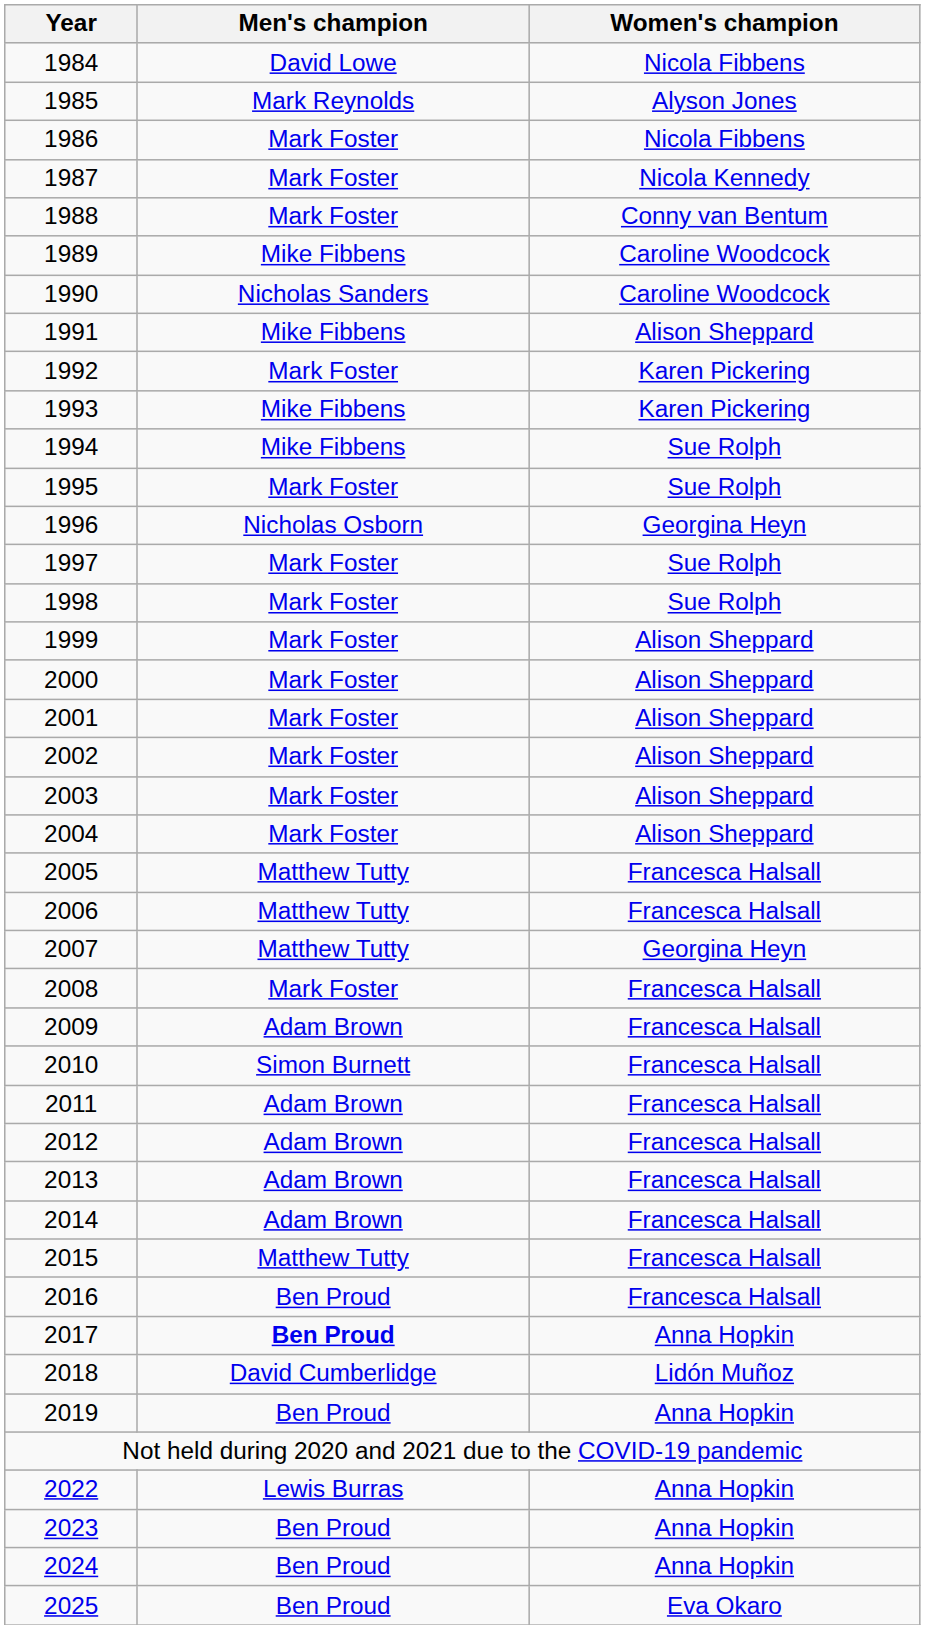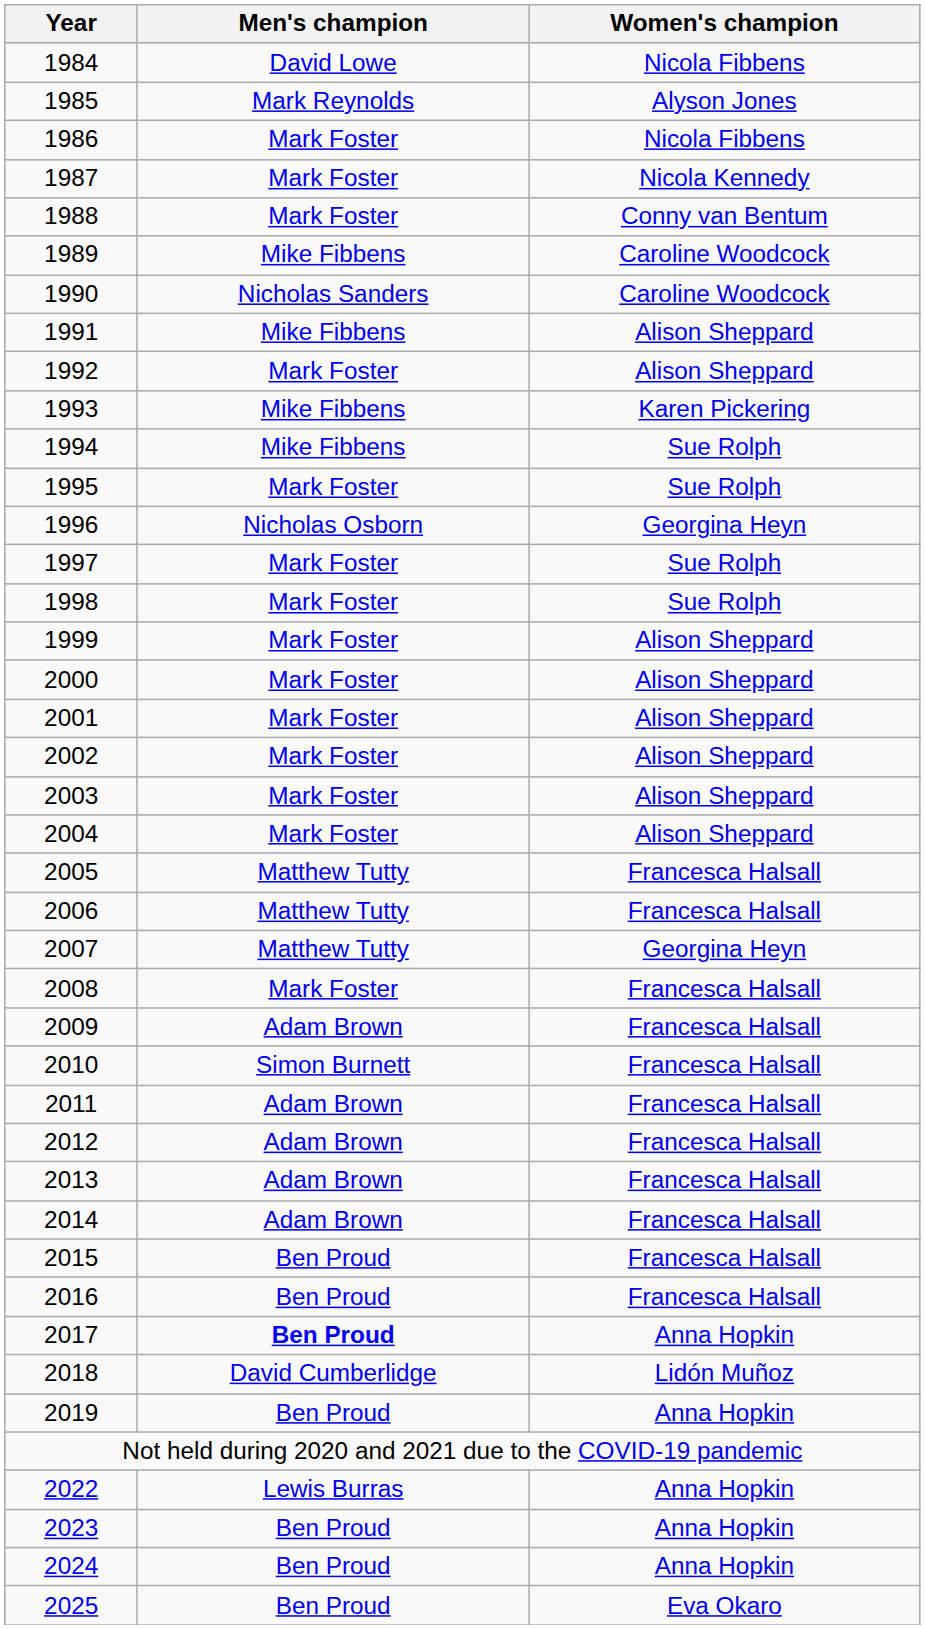(724, 370) Karen Pickering -> (724, 370) Alison Sheppard
(333, 1258) Matthew Tutty -> (333, 1258) Ben Proud
